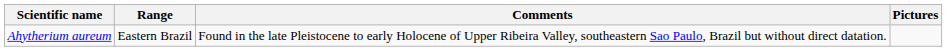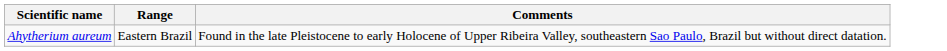- column: (915, 14)
